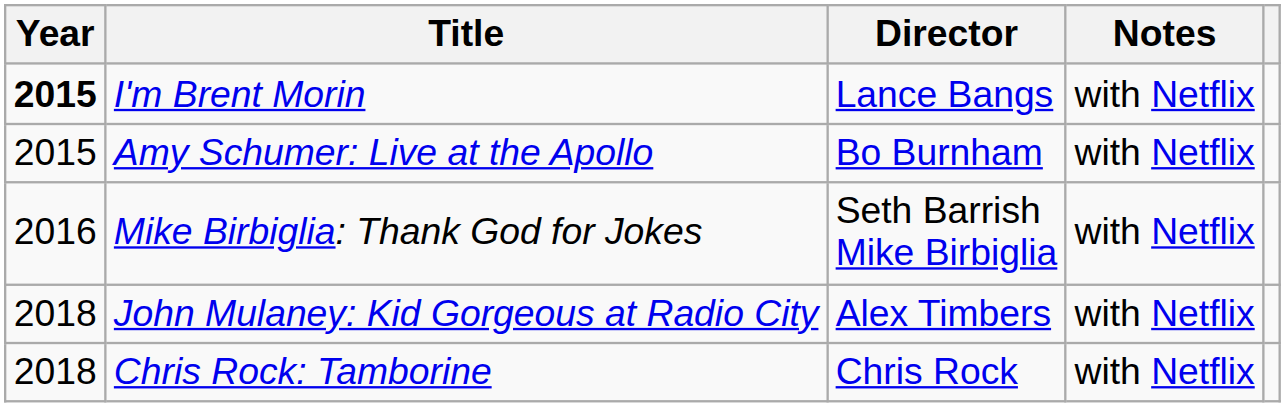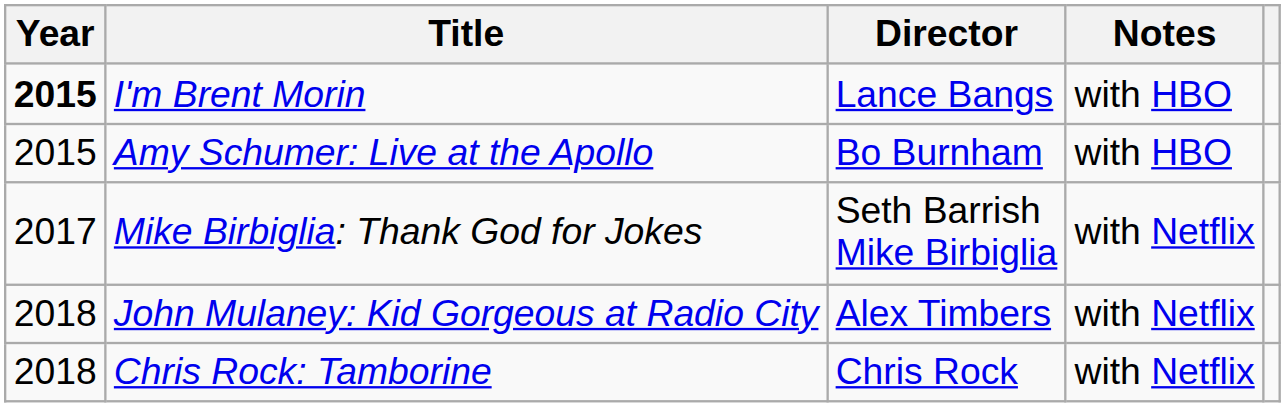(1165, 93) with Netflix -> (1153, 93) with HBO
(1165, 152) with Netflix -> (1153, 152) with HBO
(55, 232) 2016 -> (55, 232) 2017
